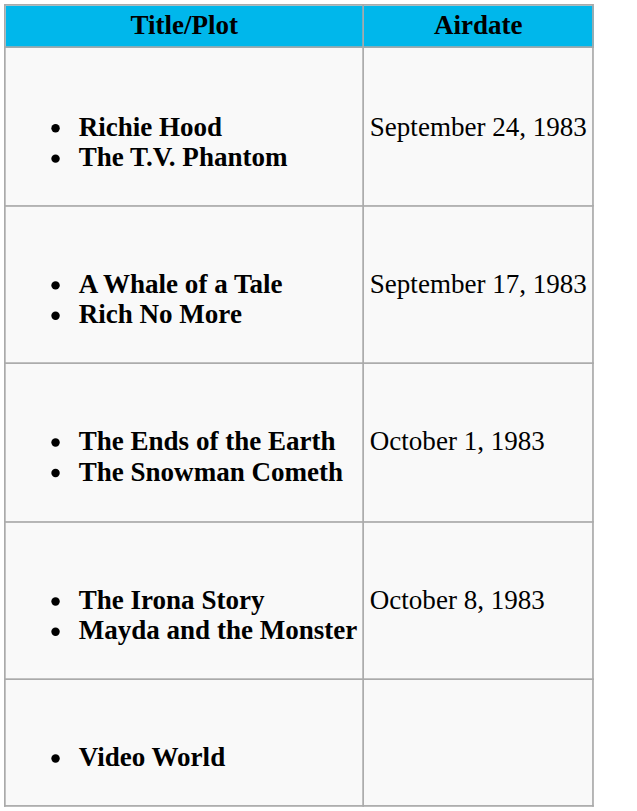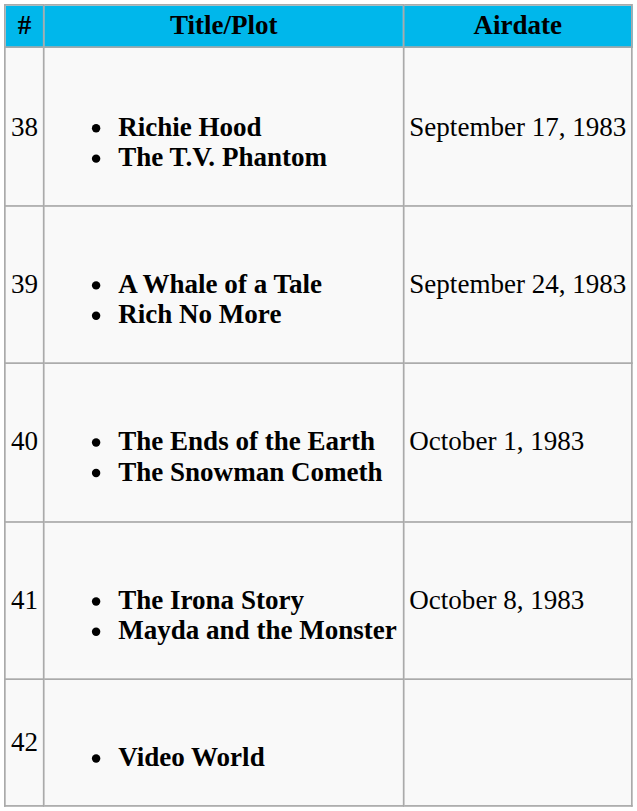+ column: (25, 25)
(478, 126) September 24, 1983 -> (518, 126) September 17, 1983
(478, 284) September 17, 1983 -> (518, 284) September 24, 1983
